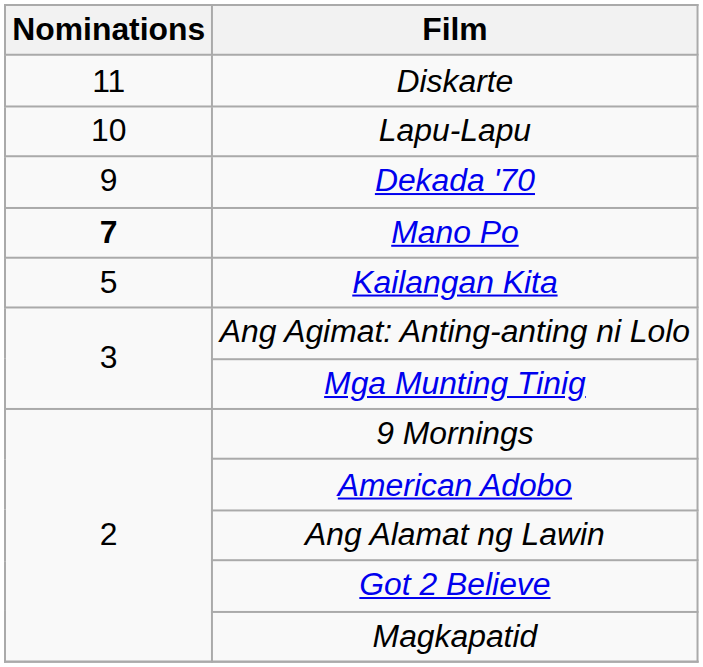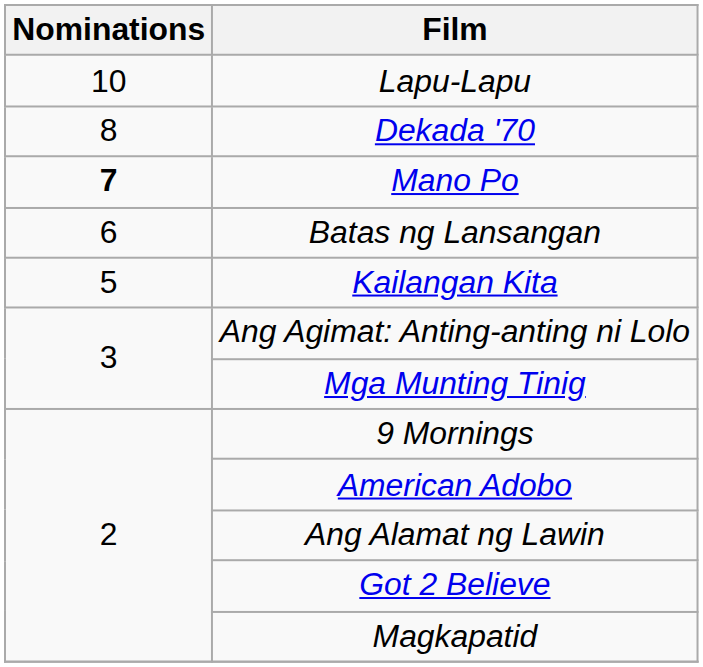- row: (455, 80)
(109, 181) 9 -> (109, 130) 8
+ row: (455, 231)
